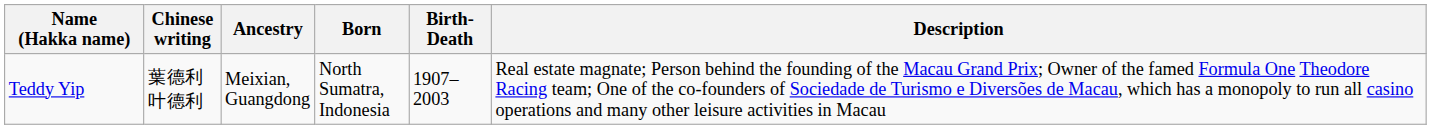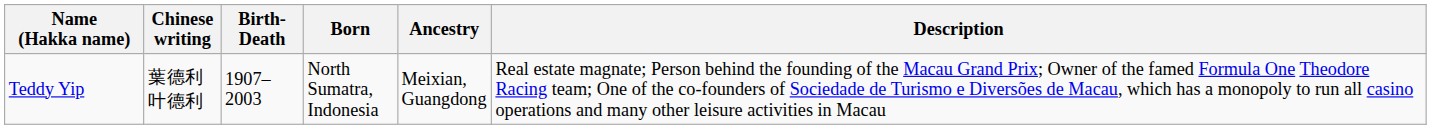columns swapped: (450, 29) <-> (268, 29)
